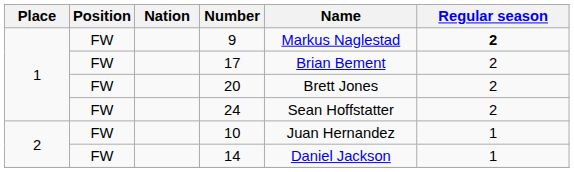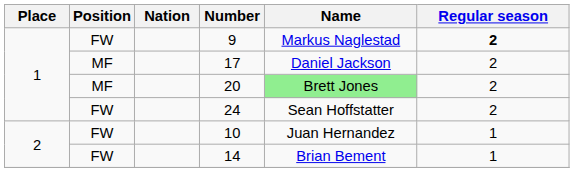(102, 63) FW -> (102, 63) MF
(341, 63) Brian Bement -> (341, 63) Daniel Jackson
(102, 86) FW -> (102, 86) MF
(341, 86) no background -> (341, 86) lightgreen background
(341, 156) Daniel Jackson -> (341, 156) Brian Bement
